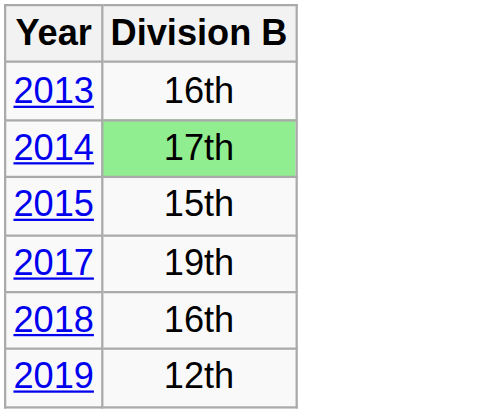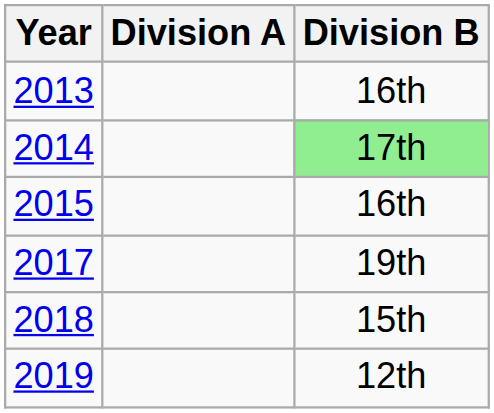+ column: (198, 33)
(199, 205) 15th -> (391, 205) 16th
(199, 319) 16th -> (391, 319) 15th
